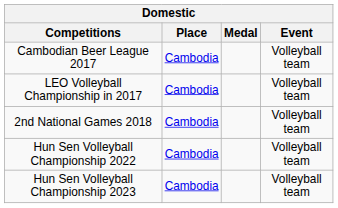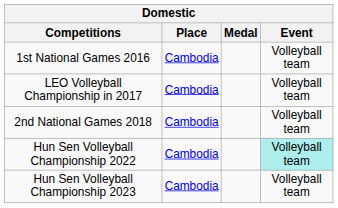+ row: (83, 58)
- row: (83, 58)
(297, 154) no background -> (297, 154) paleturquoise background
